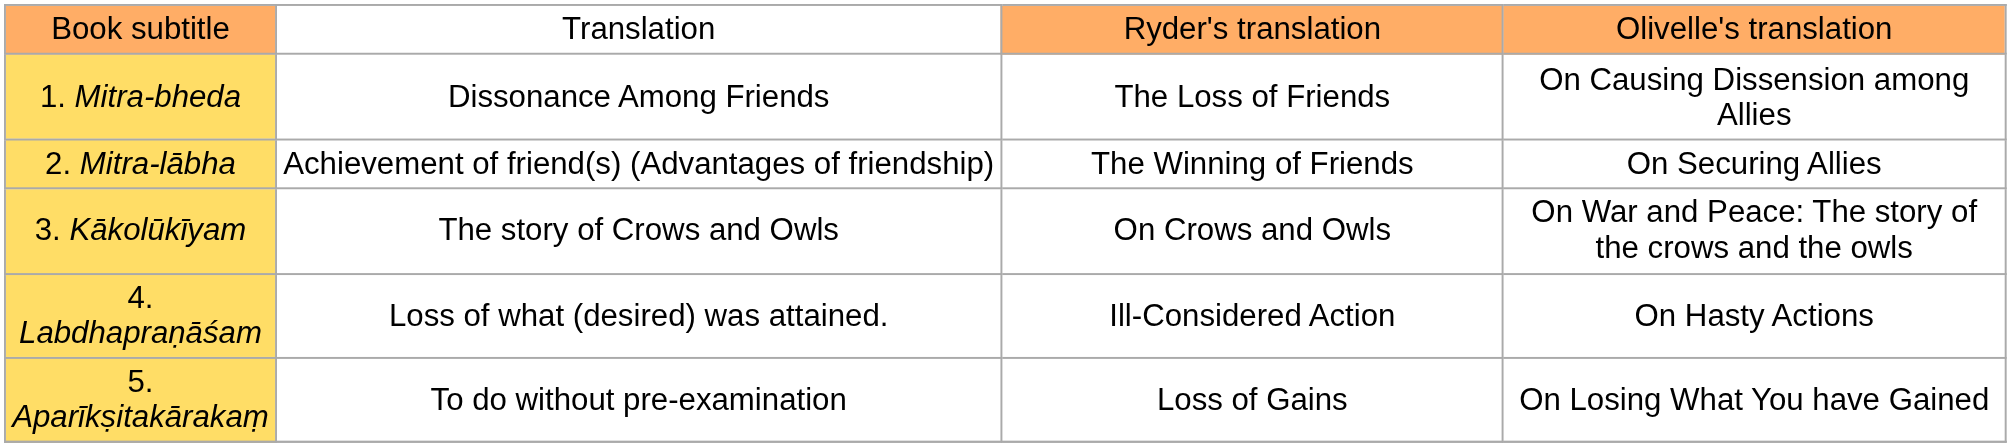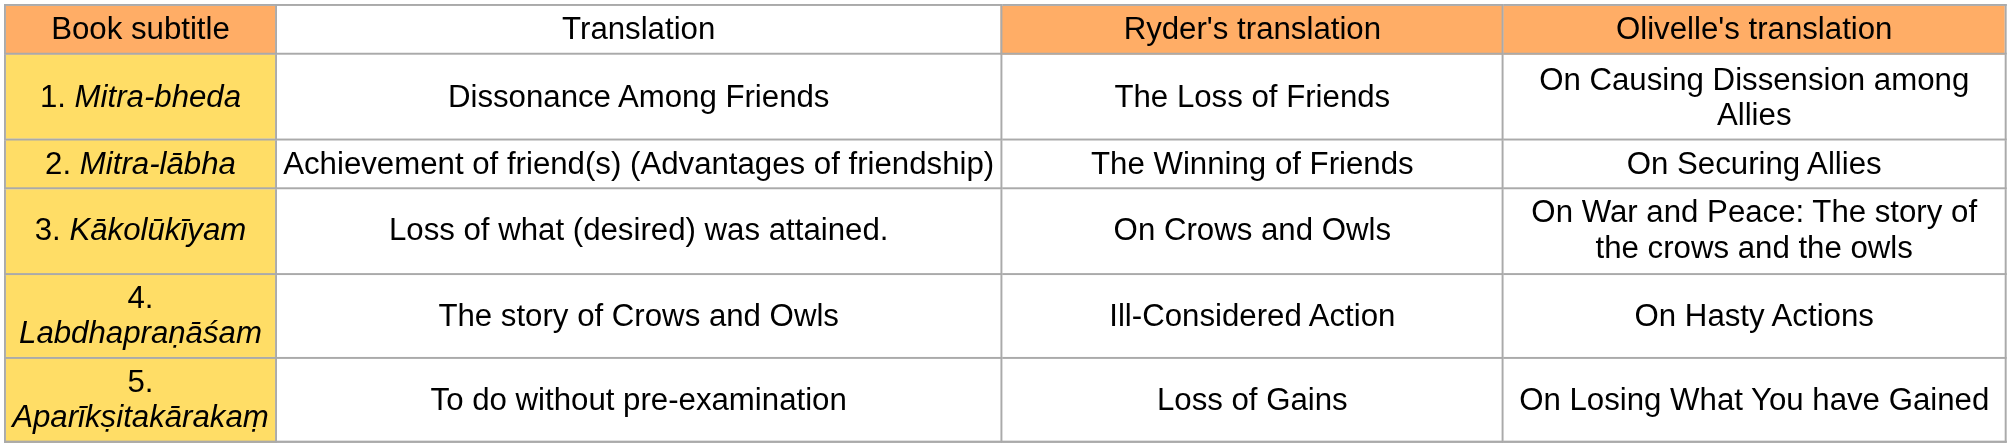(639, 230) The story of Crows and Owls -> (639, 230) Loss of what (desired) was attained.
(639, 314) Loss of what (desired) was attained. -> (639, 314) The story of Crows and Owls
